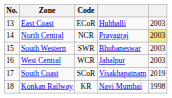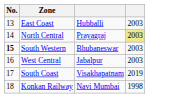- column: (86, 10)
(10, 48) normal -> (10, 48) bold
